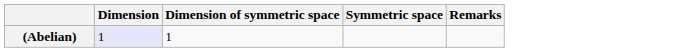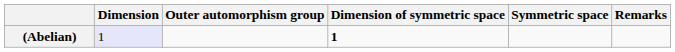+ column: (245, 15)
(169, 36) normal -> (334, 36) bold
